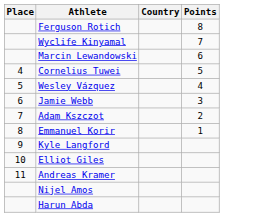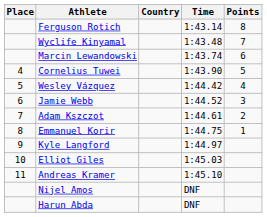+ column: (203, 12)
